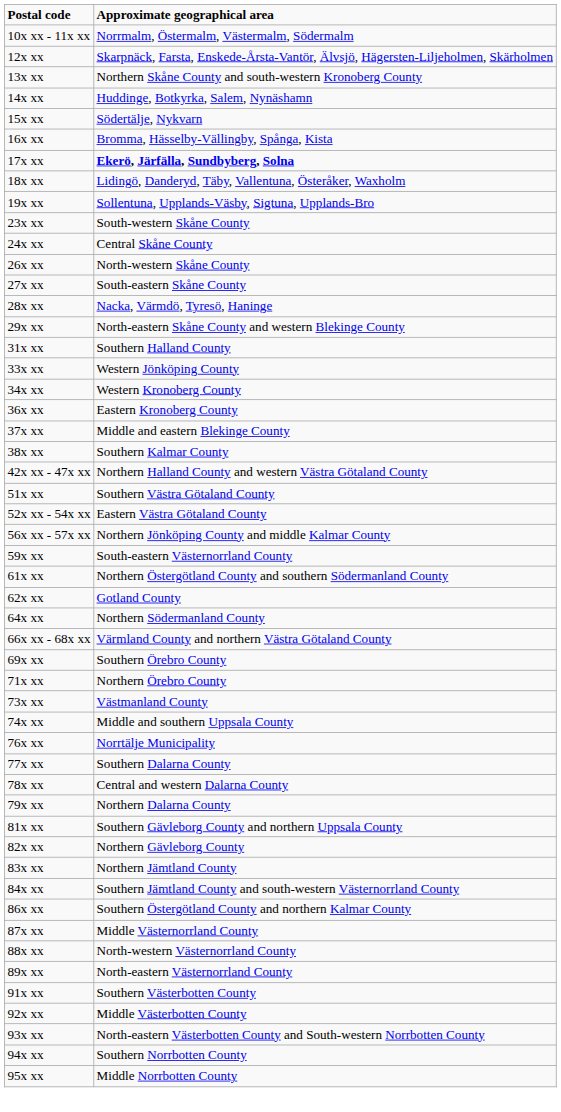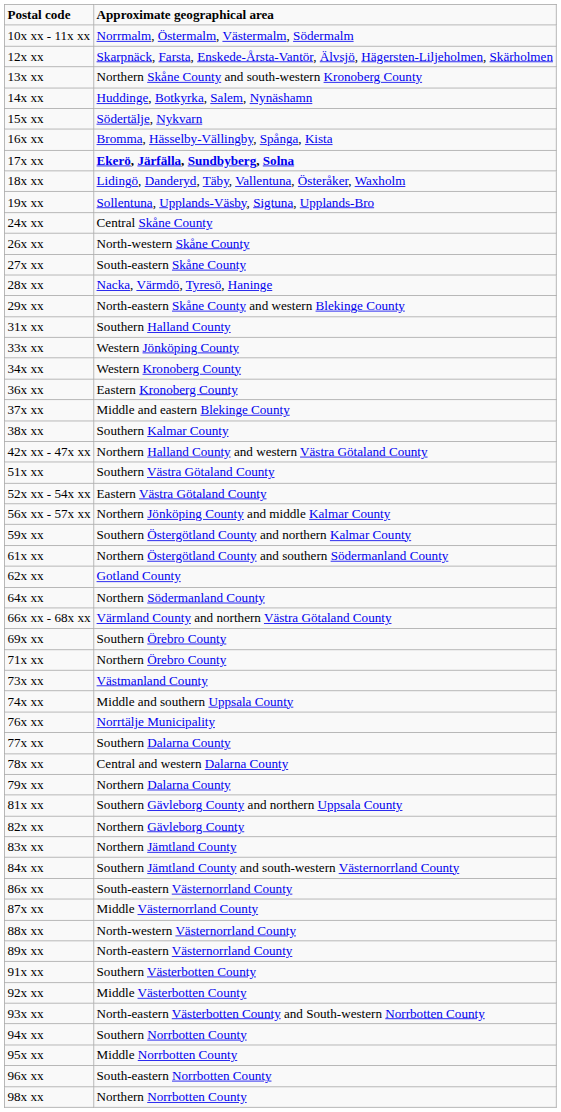- row: (25, 222)
(194, 555) South-eastern Västernorrland County -> (254, 535) Southern Östergötland County and northern Kalmar County
(254, 909) Southern Östergötland County and northern Kalmar County -> (194, 888) South-eastern Västernorrland County
+ row: (25, 1076)
+ row: (25, 1096)
